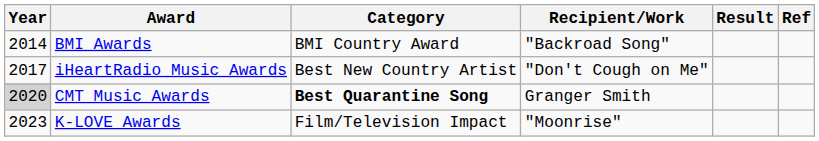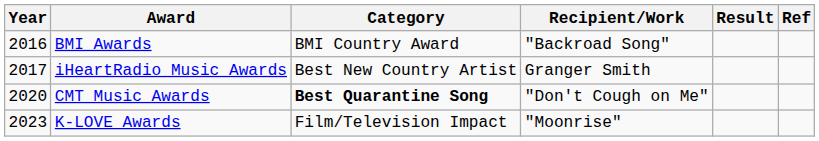(28, 44) 2014 -> (28, 44) 2016
(617, 70) "Don't Cough on Me" -> (588, 70) Granger Smith
(28, 97) lightgrey background -> (28, 97) no background
(588, 97) Granger Smith -> (617, 97) "Don't Cough on Me"
